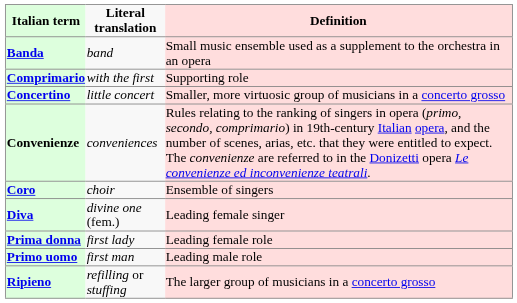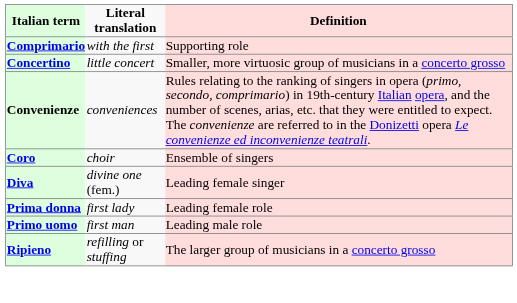- row: (25, 53)
